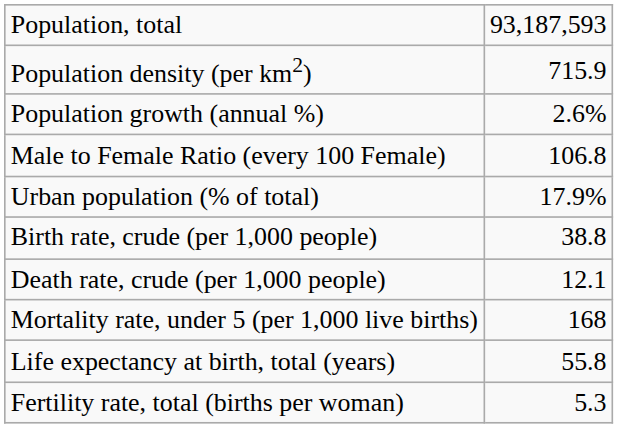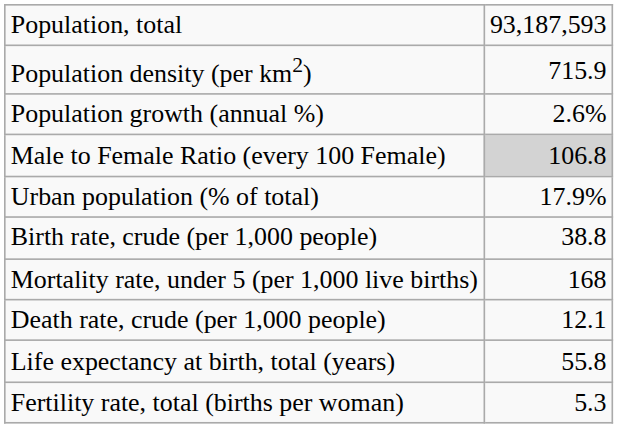(577, 155) no background -> (577, 155) lightgrey background
rows swapped: (198, 278) <-> (244, 319)
